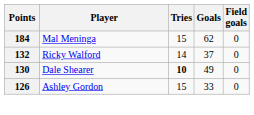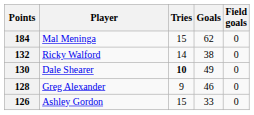(209, 54) 37 -> (209, 54) 38
+ row: (22, 86)
